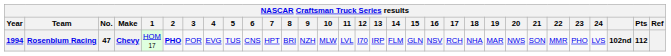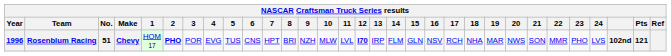(15, 40) 1994 -> (15, 40) 1996
(106, 40) 47 -> (106, 40) 51
(363, 40) normal -> (363, 40) bold
(641, 40) 112 -> (641, 40) 121
